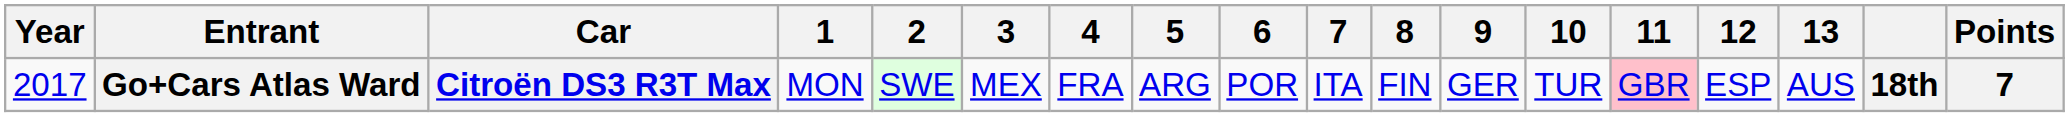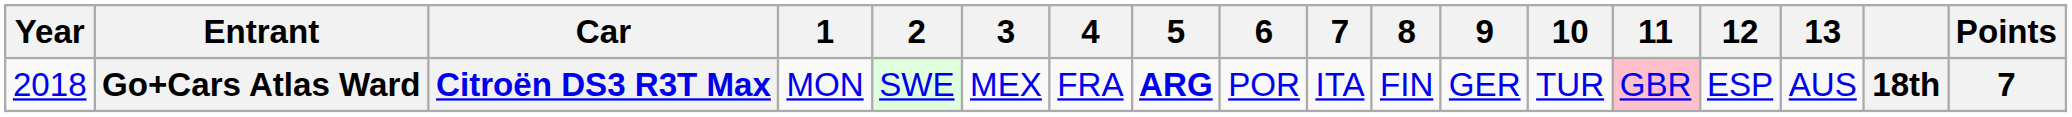(50, 84) 2017 -> (50, 84) 2018
(1175, 84) normal -> (1176, 84) bold
